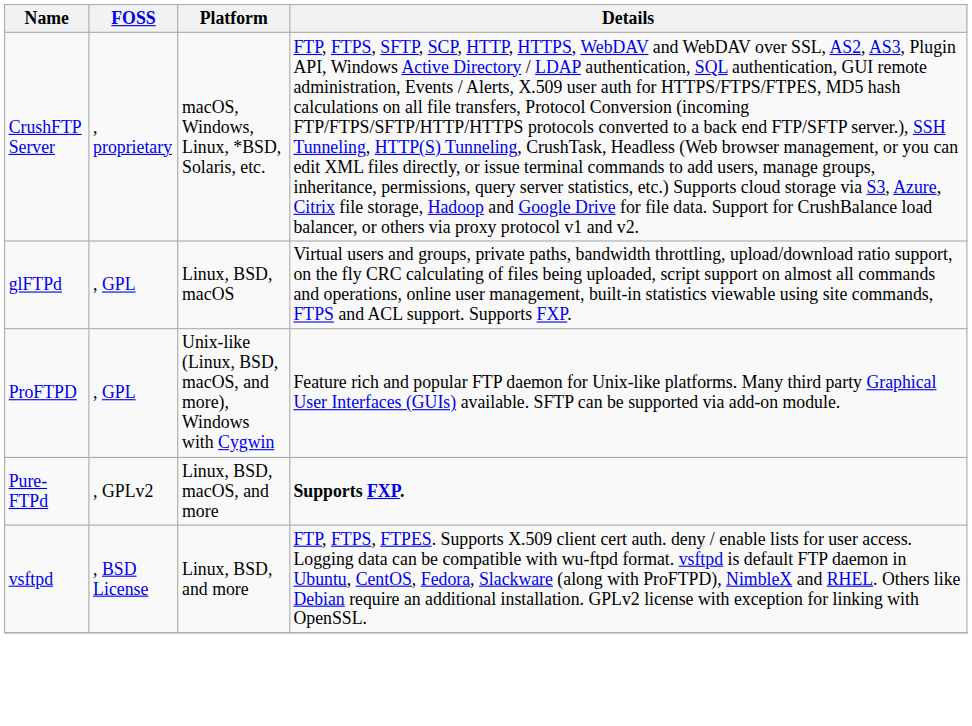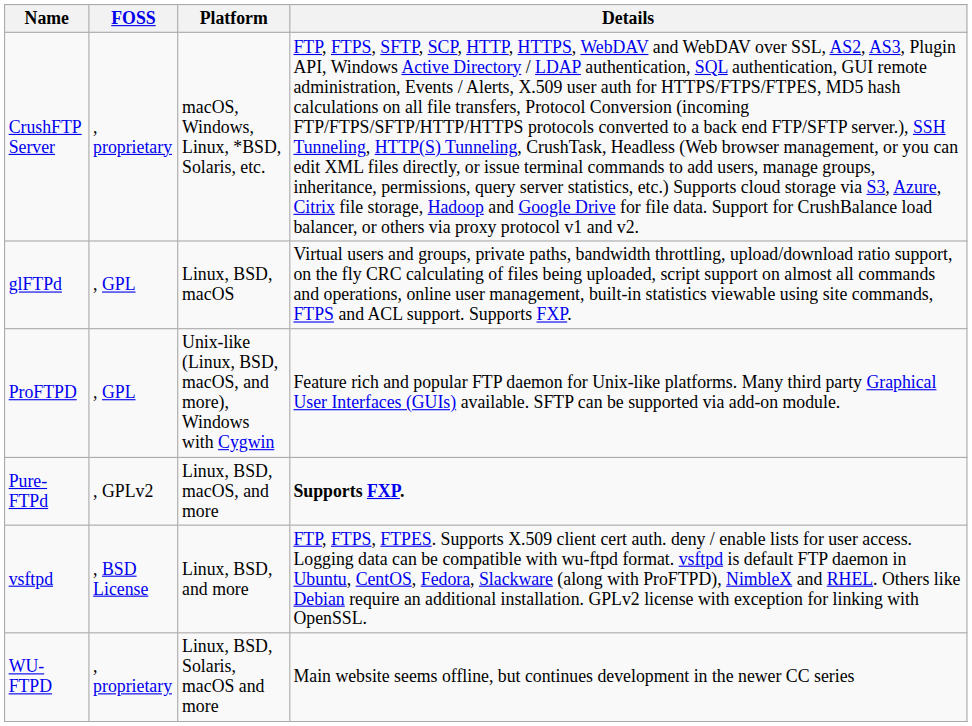+ row: (30, 677)
